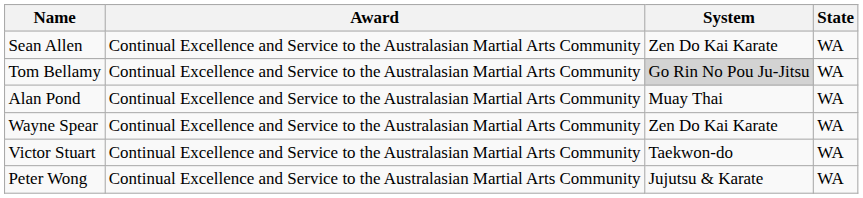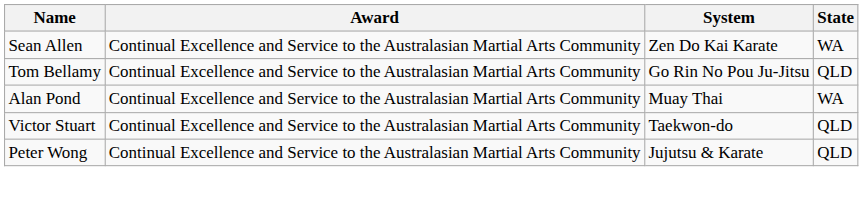(729, 71) lightgrey background -> (729, 71) no background
(831, 71) WA -> (835, 71) QLD
- row: (53, 125)
(831, 152) WA -> (835, 125) QLD
(831, 179) WA -> (835, 152) QLD
